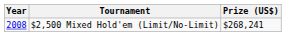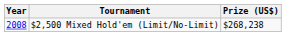(243, 25) $268,241 -> (243, 25) $268,238
